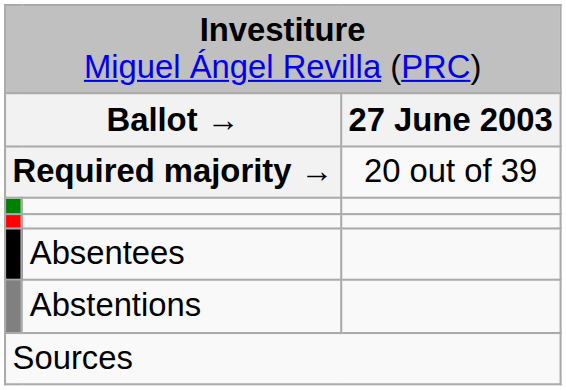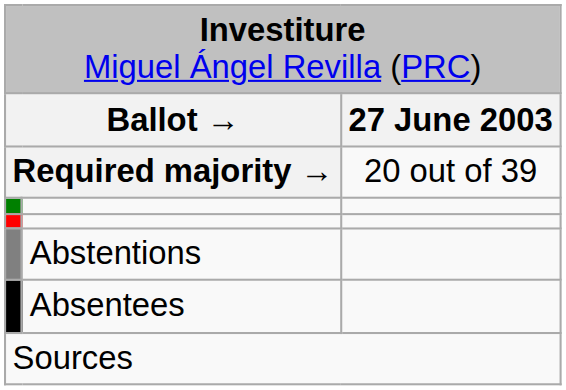rows swapped: (14, 306) <-> (14, 254)
